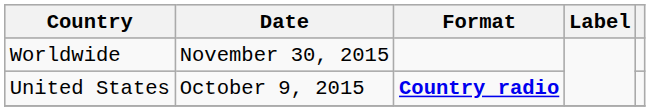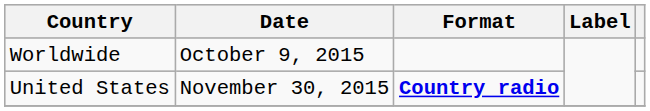(284, 55) November 30, 2015 -> (272, 55) October 9, 2015
(272, 88) October 9, 2015 -> (284, 88) November 30, 2015
